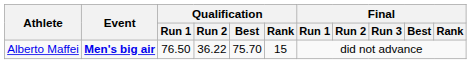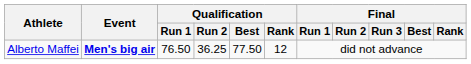(212, 50) 36.22 -> (212, 50) 36.25
(247, 50) 75.70 -> (247, 50) 77.50
(281, 50) 15 -> (281, 50) 12
